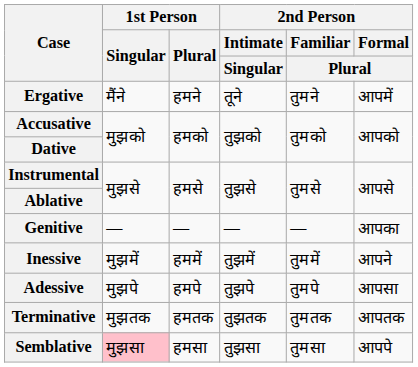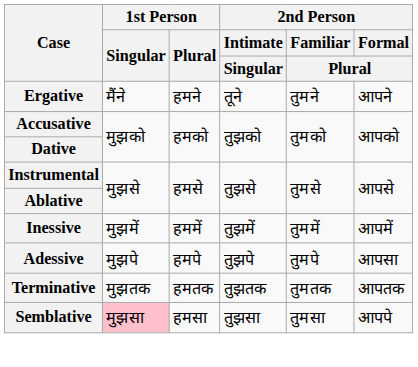(376, 97) आपमें -> (375, 97) आपने
- row: (54, 228)
(375, 259) आपने -> (376, 229) आपमें
